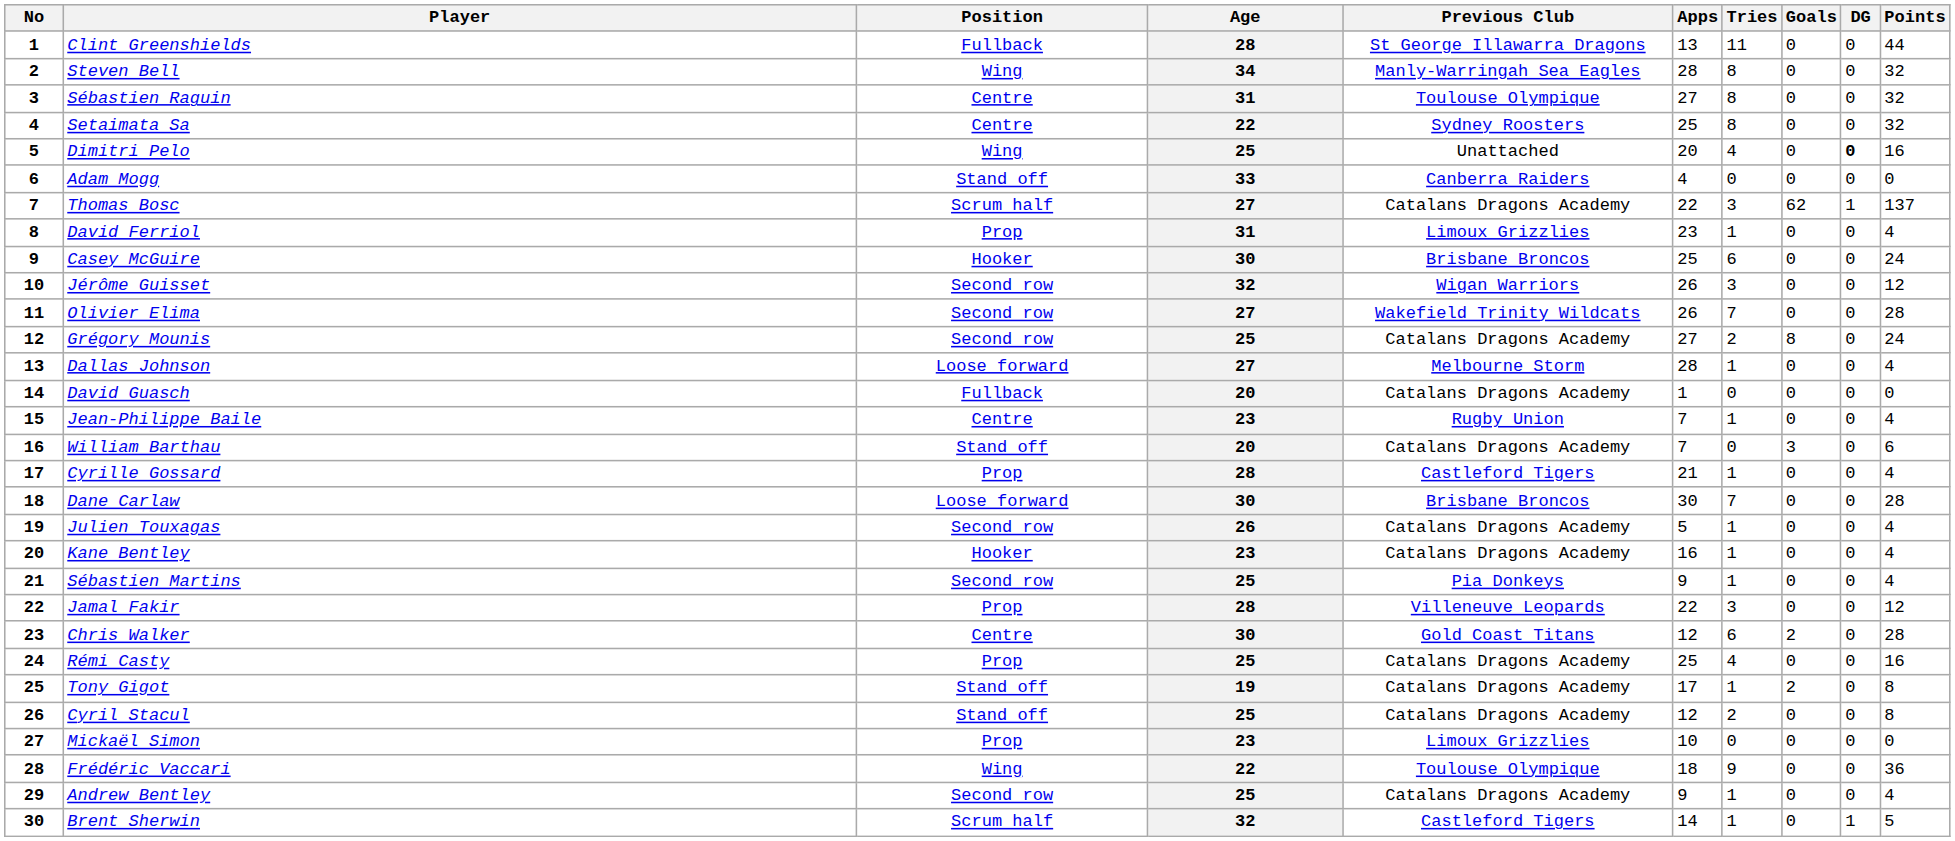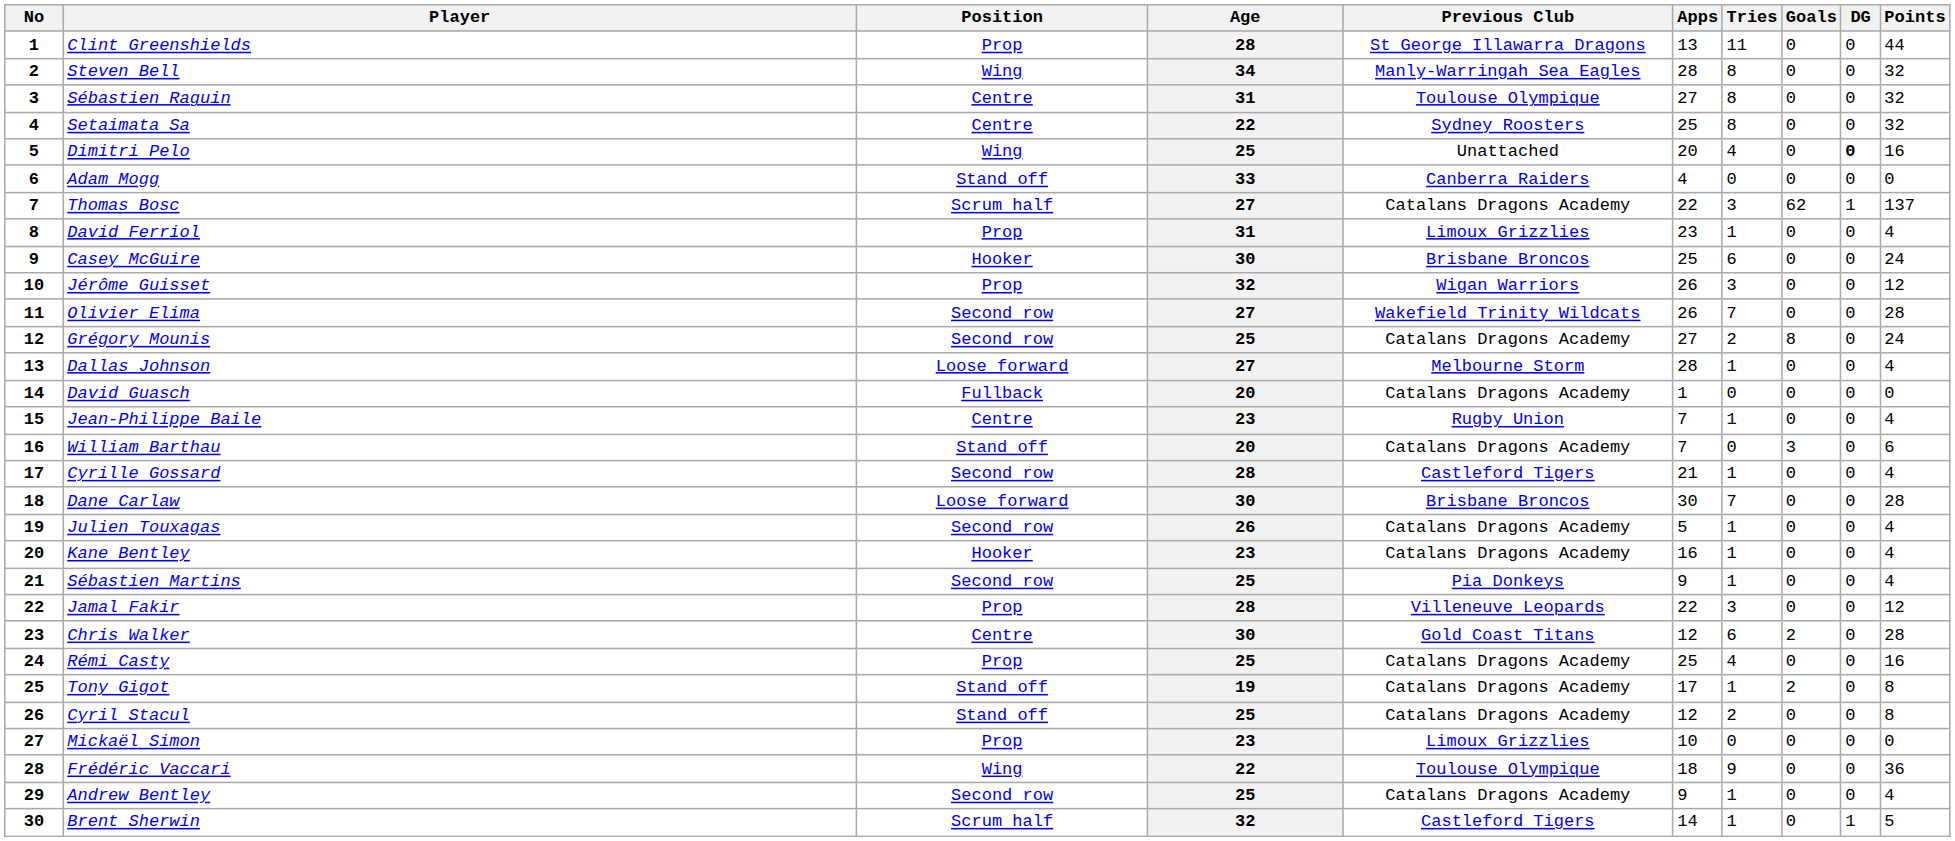(1002, 45) Fullback -> (1002, 45) Prop
(1002, 286) Second row -> (1002, 286) Prop
(1002, 474) Prop -> (1002, 474) Second row
